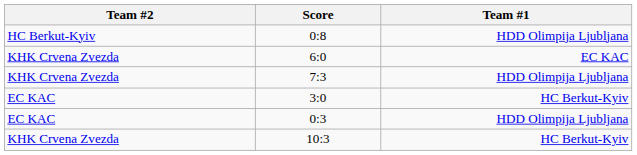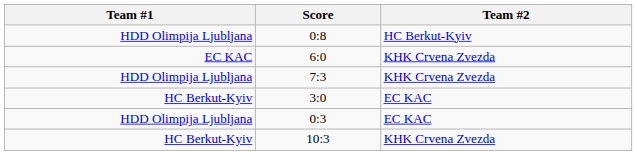columns swapped: (506, 14) <-> (130, 14)
